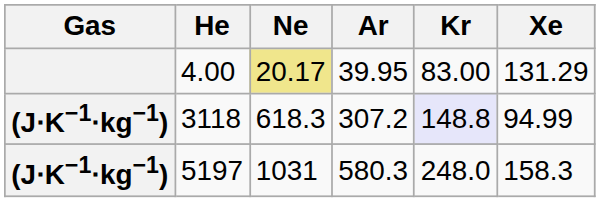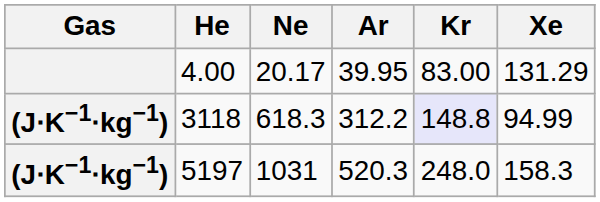(291, 70) khaki background -> (291, 70) no background
(373, 118) 307.2 -> (373, 118) 312.2
(373, 170) 580.3 -> (373, 170) 520.3
